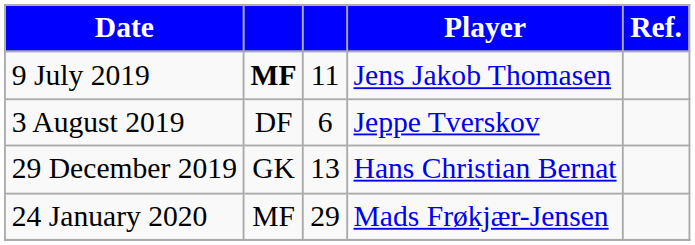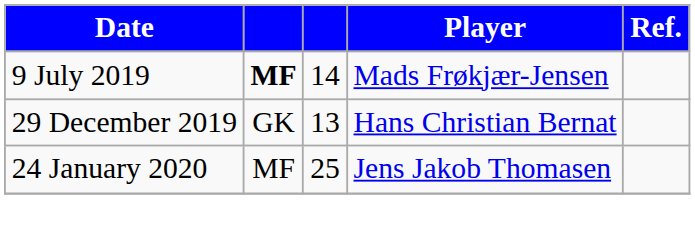(325, 74) 11 -> (325, 74) 14
(482, 74) Jens Jakob Thomasen -> (481, 74) Mads Frøkjær-Jensen
- row: (98, 121)
(325, 215) 29 -> (325, 168) 25
(481, 215) Mads Frøkjær-Jensen -> (482, 168) Jens Jakob Thomasen
